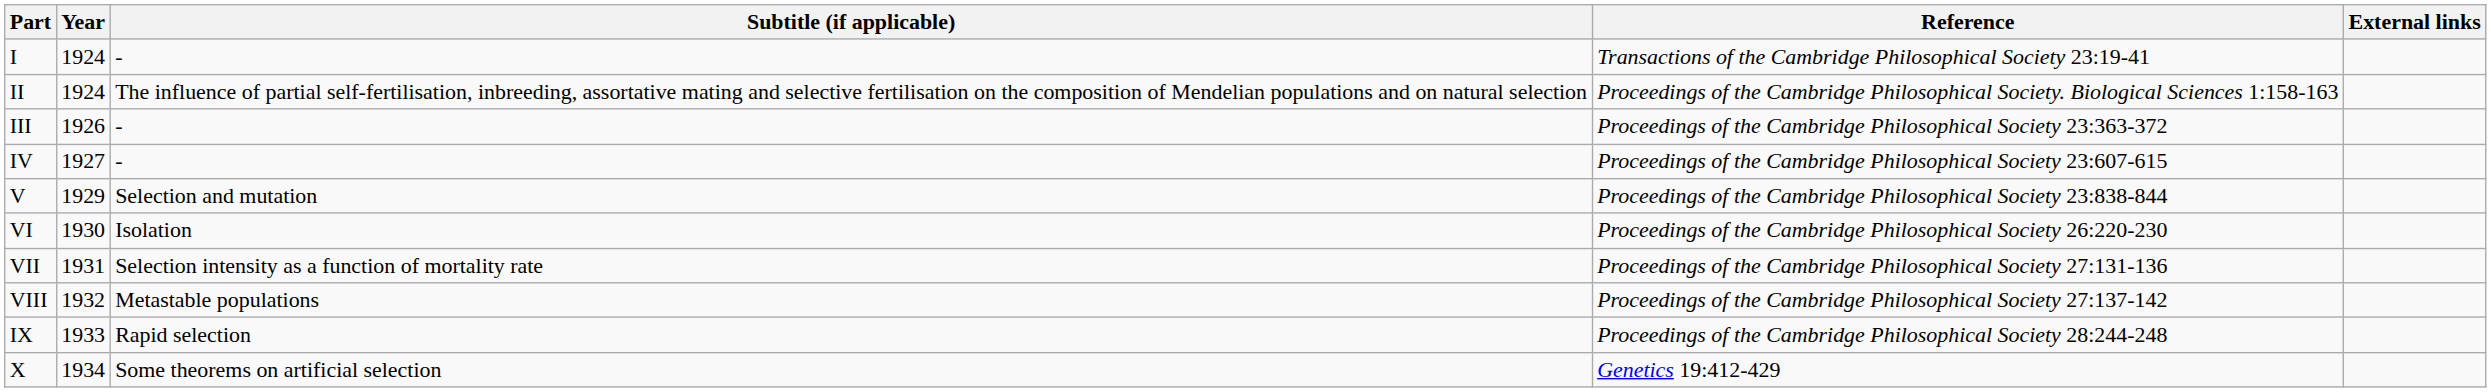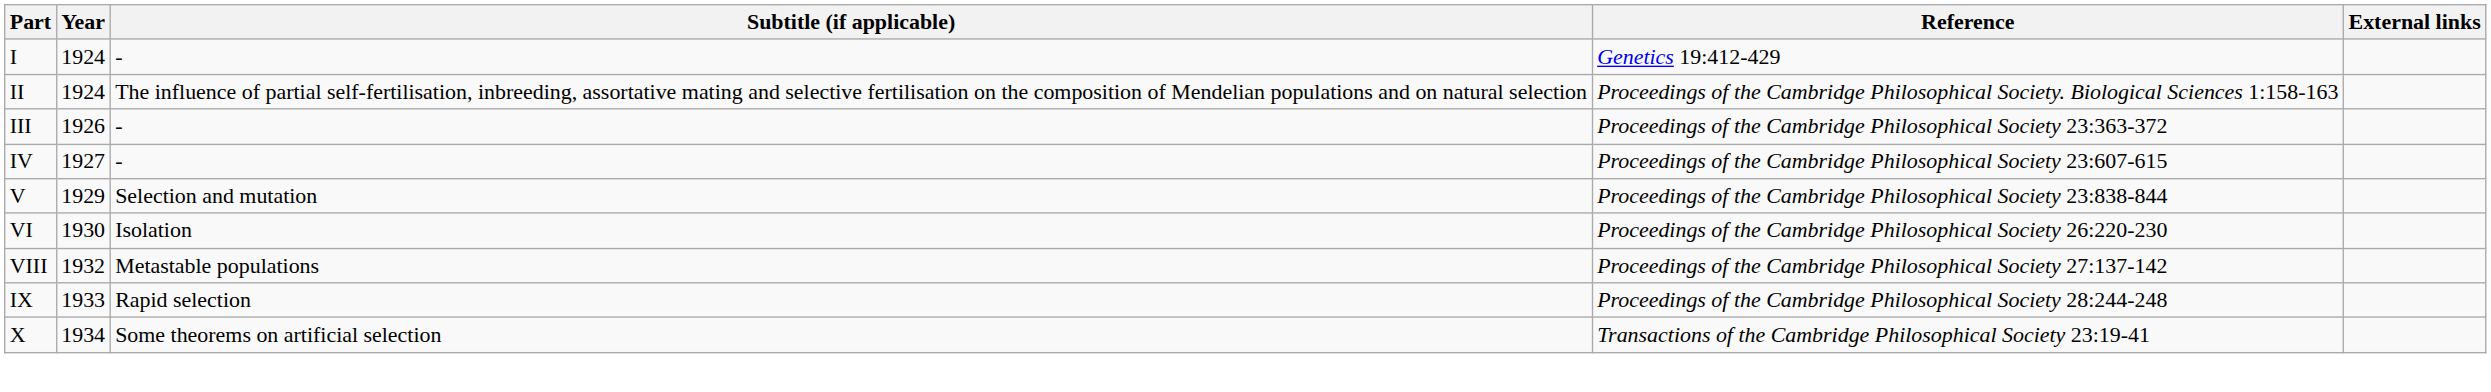(1874, 56) Transactions of the Cambridge Philosophical Society 23:19-41 -> (1689, 56) Genetics 19:412-429
- row: (25, 265)
(1689, 369) Genetics 19:412-429 -> (1874, 334) Transactions of the Cambridge Philosophical Society 23:19-41
